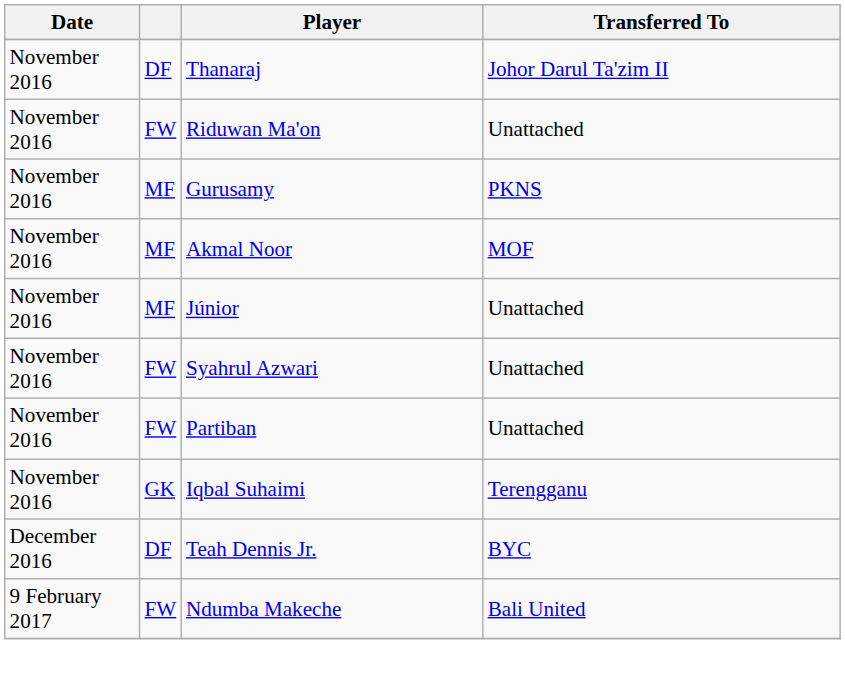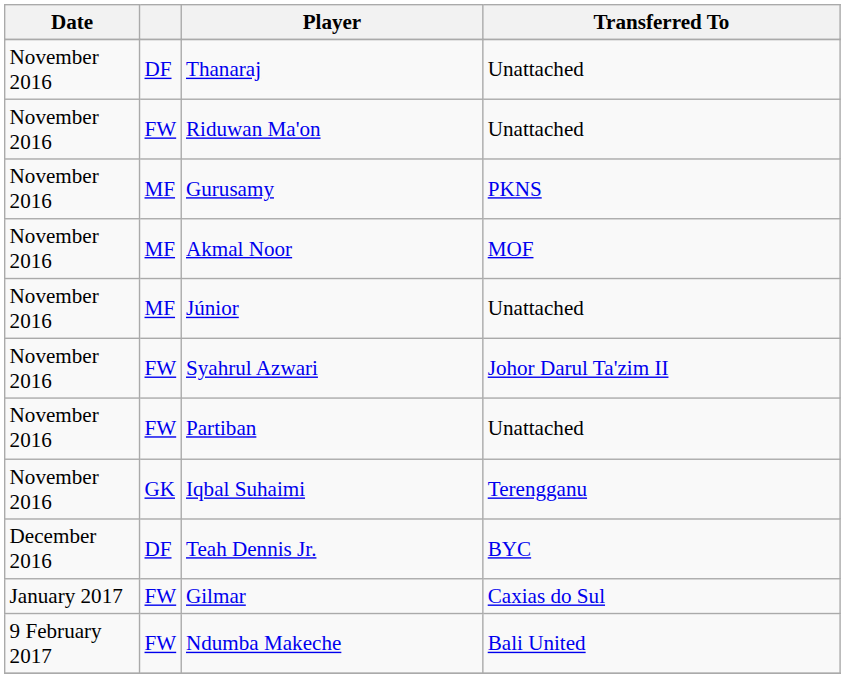(578, 69) Johor Darul Ta'zim II -> (536, 69) Unattached
(536, 368) Unattached -> (578, 368) Johor Darul Ta'zim II
+ row: (216, 595)
